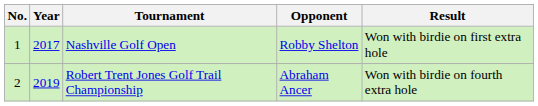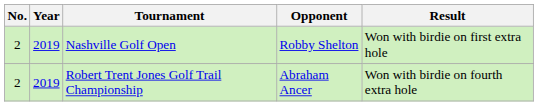(17, 45) 1 -> (17, 45) 2
(46, 45) 2017 -> (46, 45) 2019
